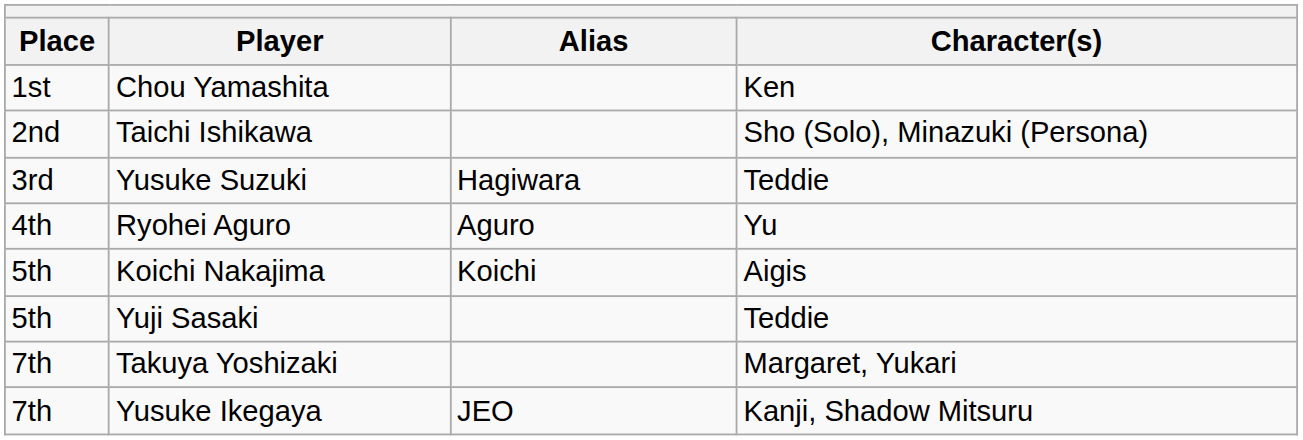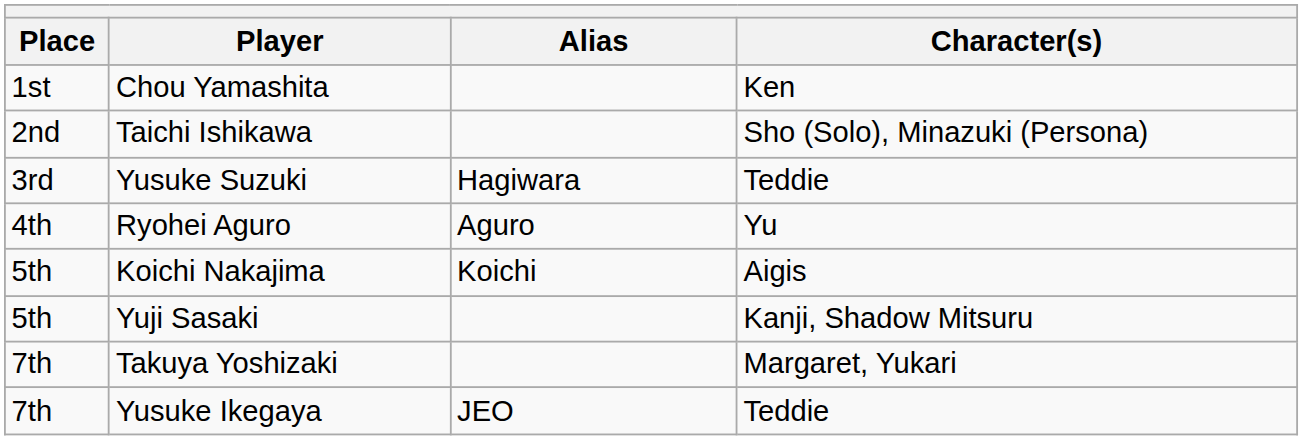(786, 318) Teddie -> (888, 318) Kanji, Shadow Mitsuru
(888, 410) Kanji, Shadow Mitsuru -> (786, 410) Teddie
